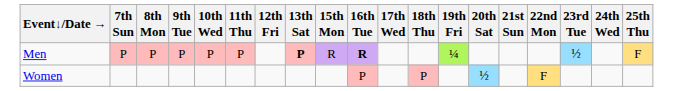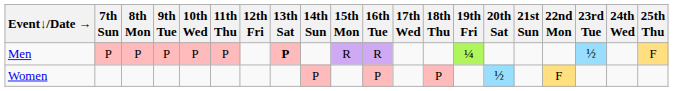+ column: (316, 23)
(362, 54) bold -> (377, 54) normal
